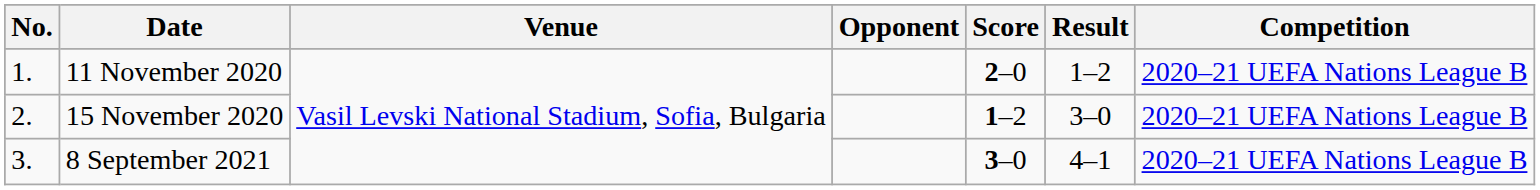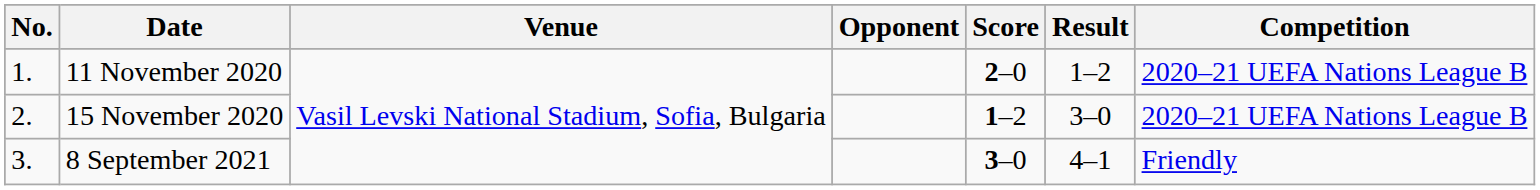(1334, 160) 2020–21 UEFA Nations League B -> (1189, 160) Friendly
